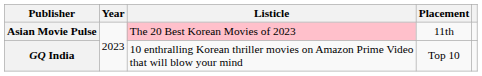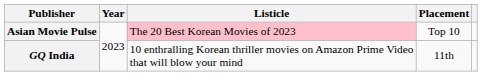(444, 31) 11th -> (444, 31) Top 10
(444, 55) Top 10 -> (444, 55) 11th
